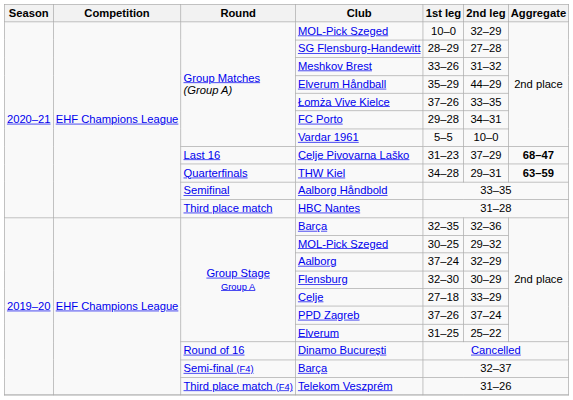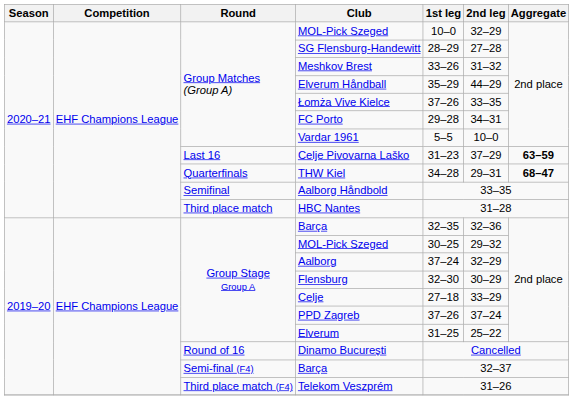(538, 155) 68–47 -> (538, 155) 63–59
(538, 173) 63–59 -> (538, 173) 68–47
